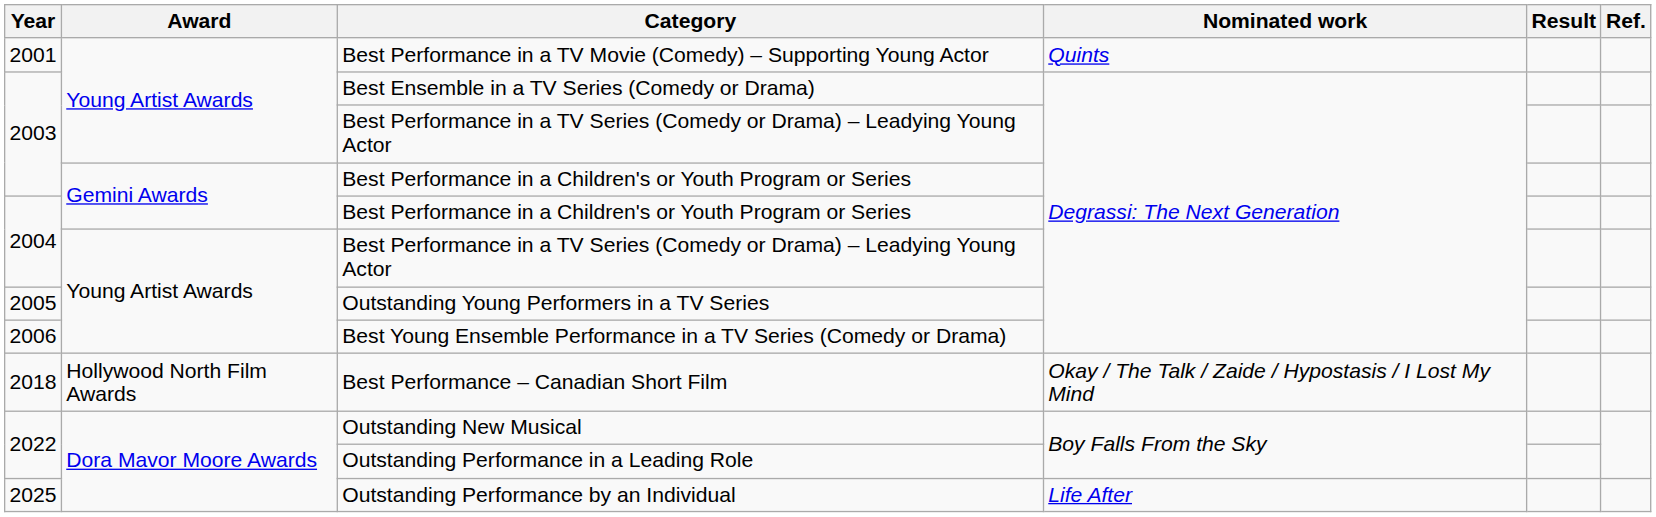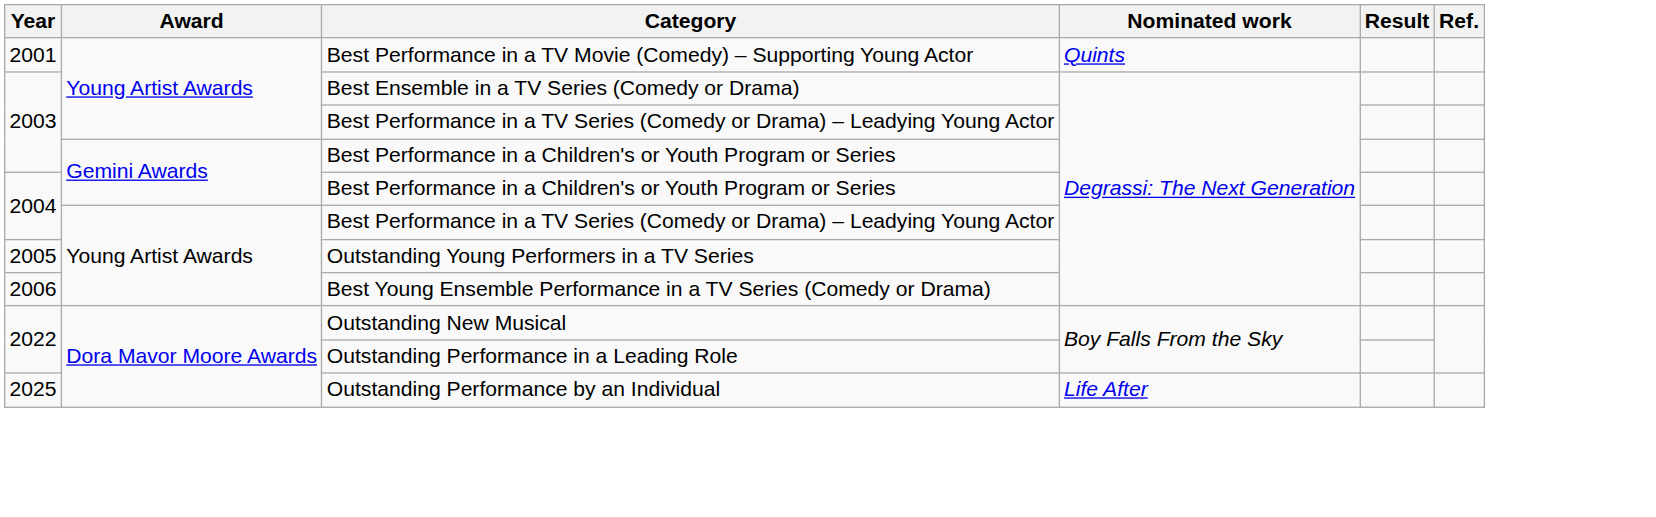- row: (33, 382)
